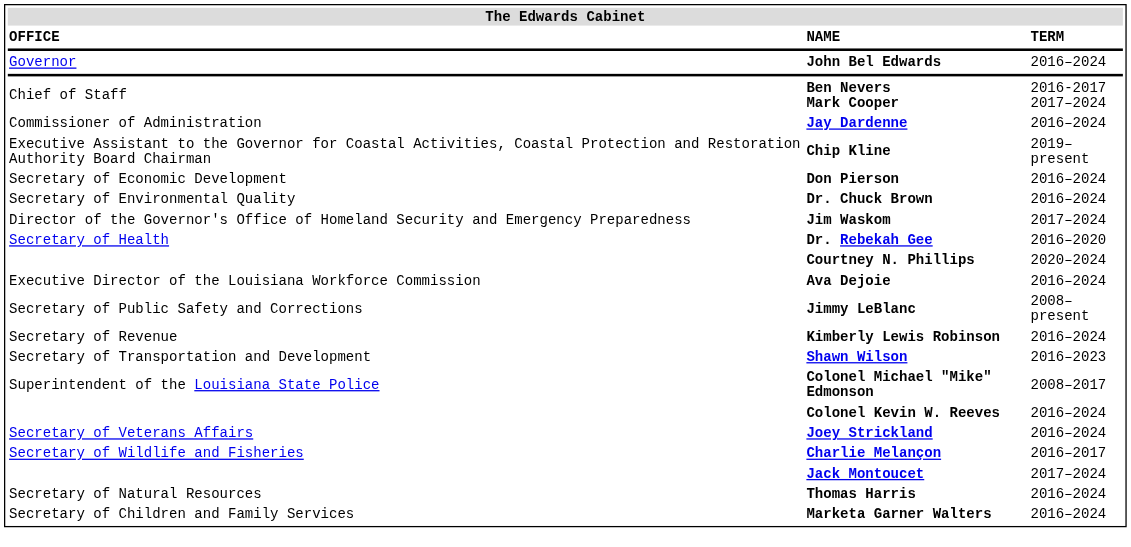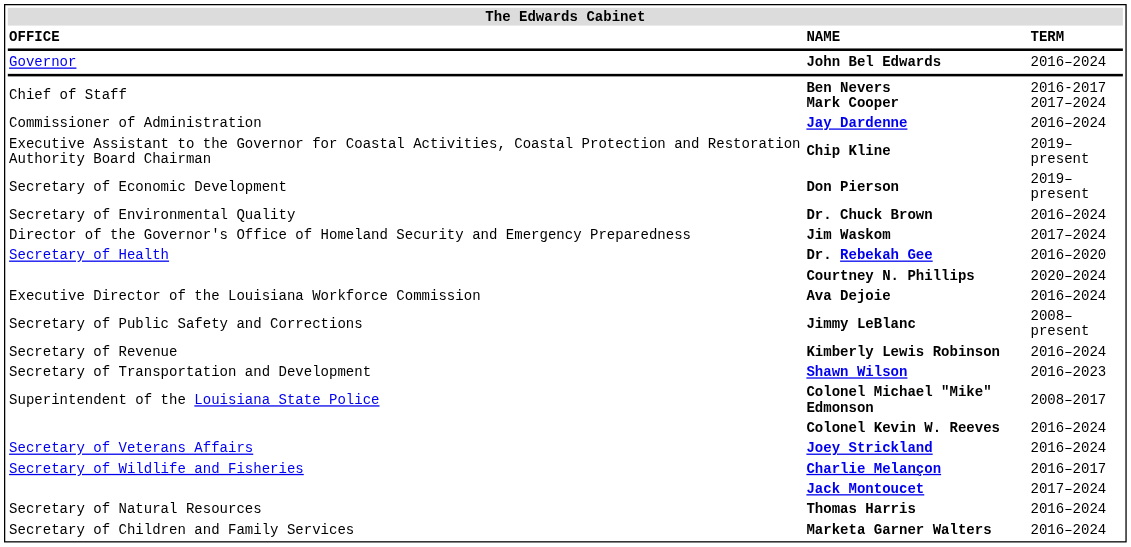(1068, 179) 2016–2024 -> (1060, 187) 2019–present
